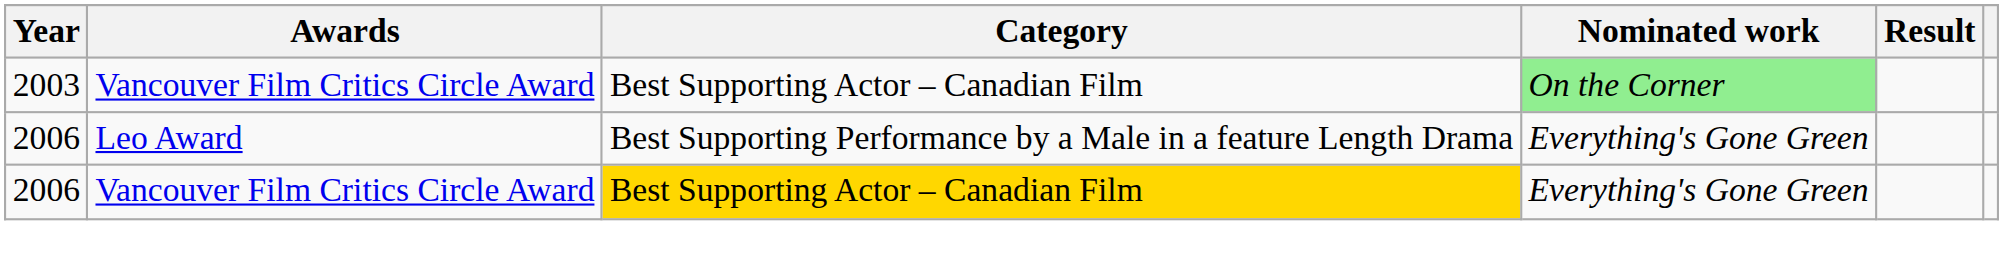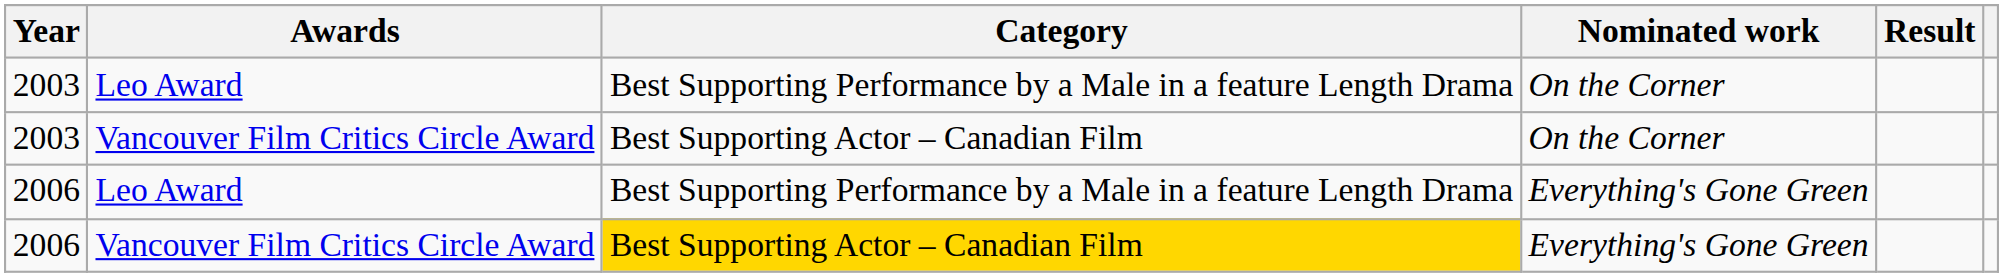+ row: (46, 84)
(1627, 84) lightgreen background -> (1627, 137) no background
